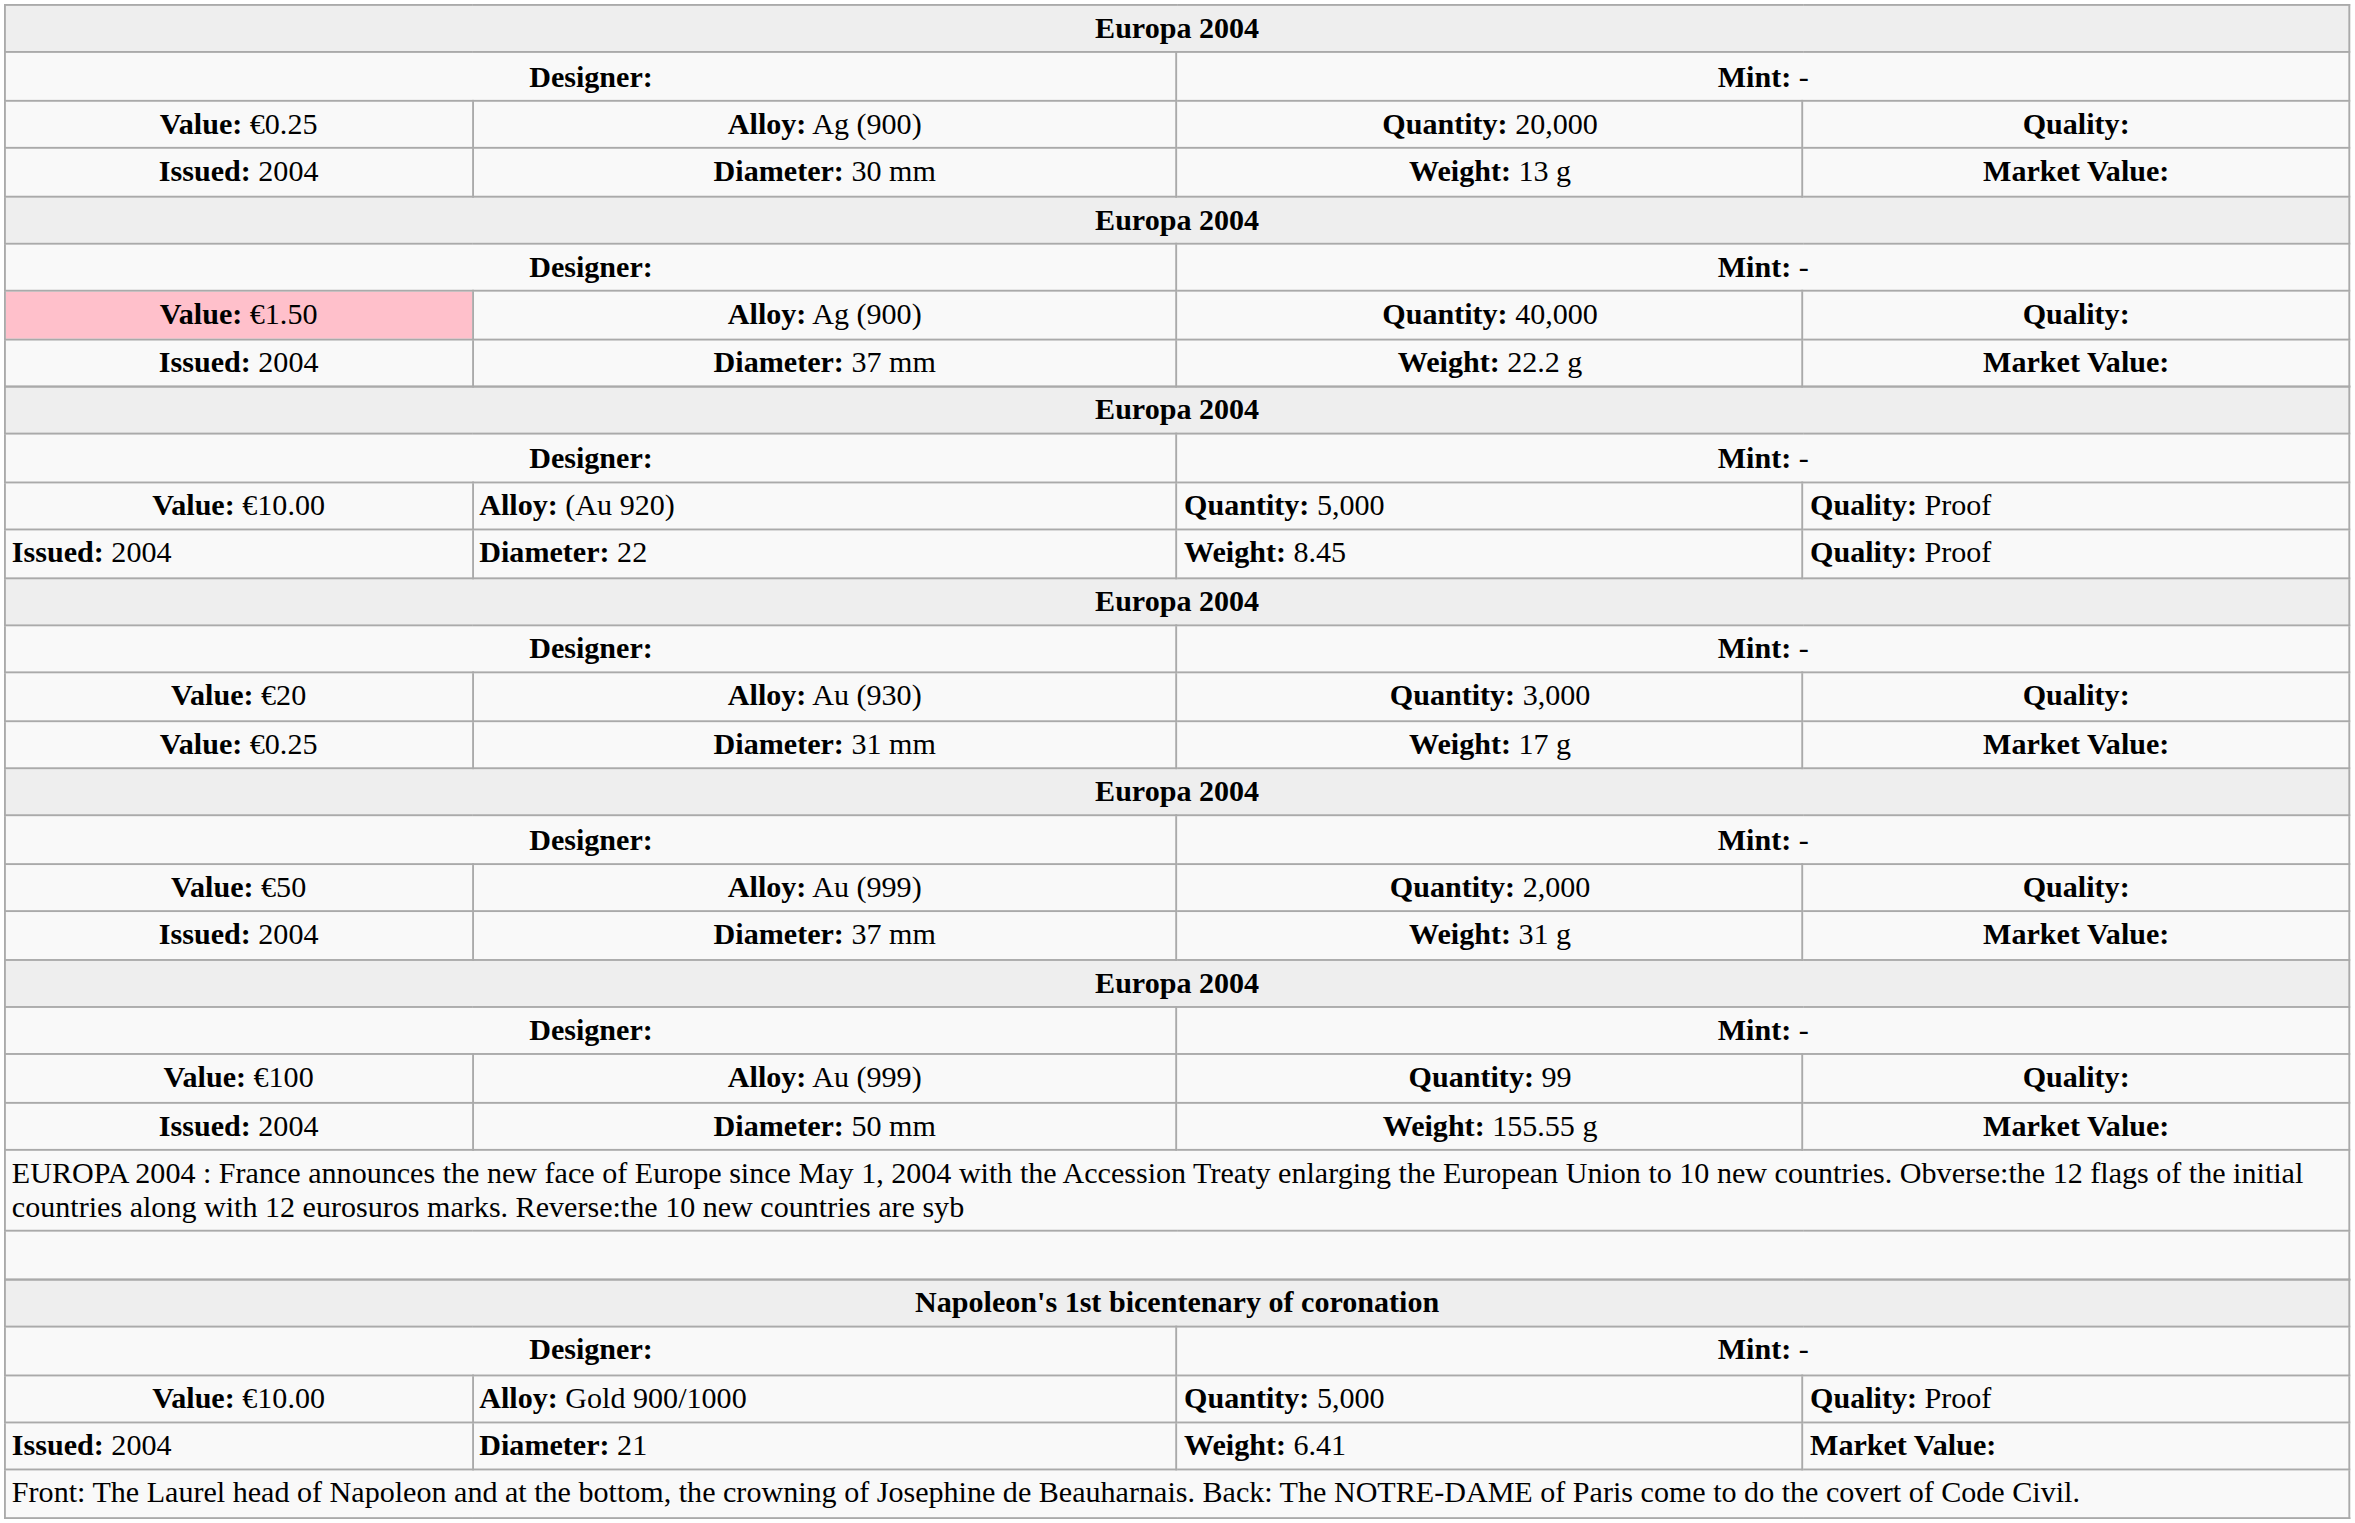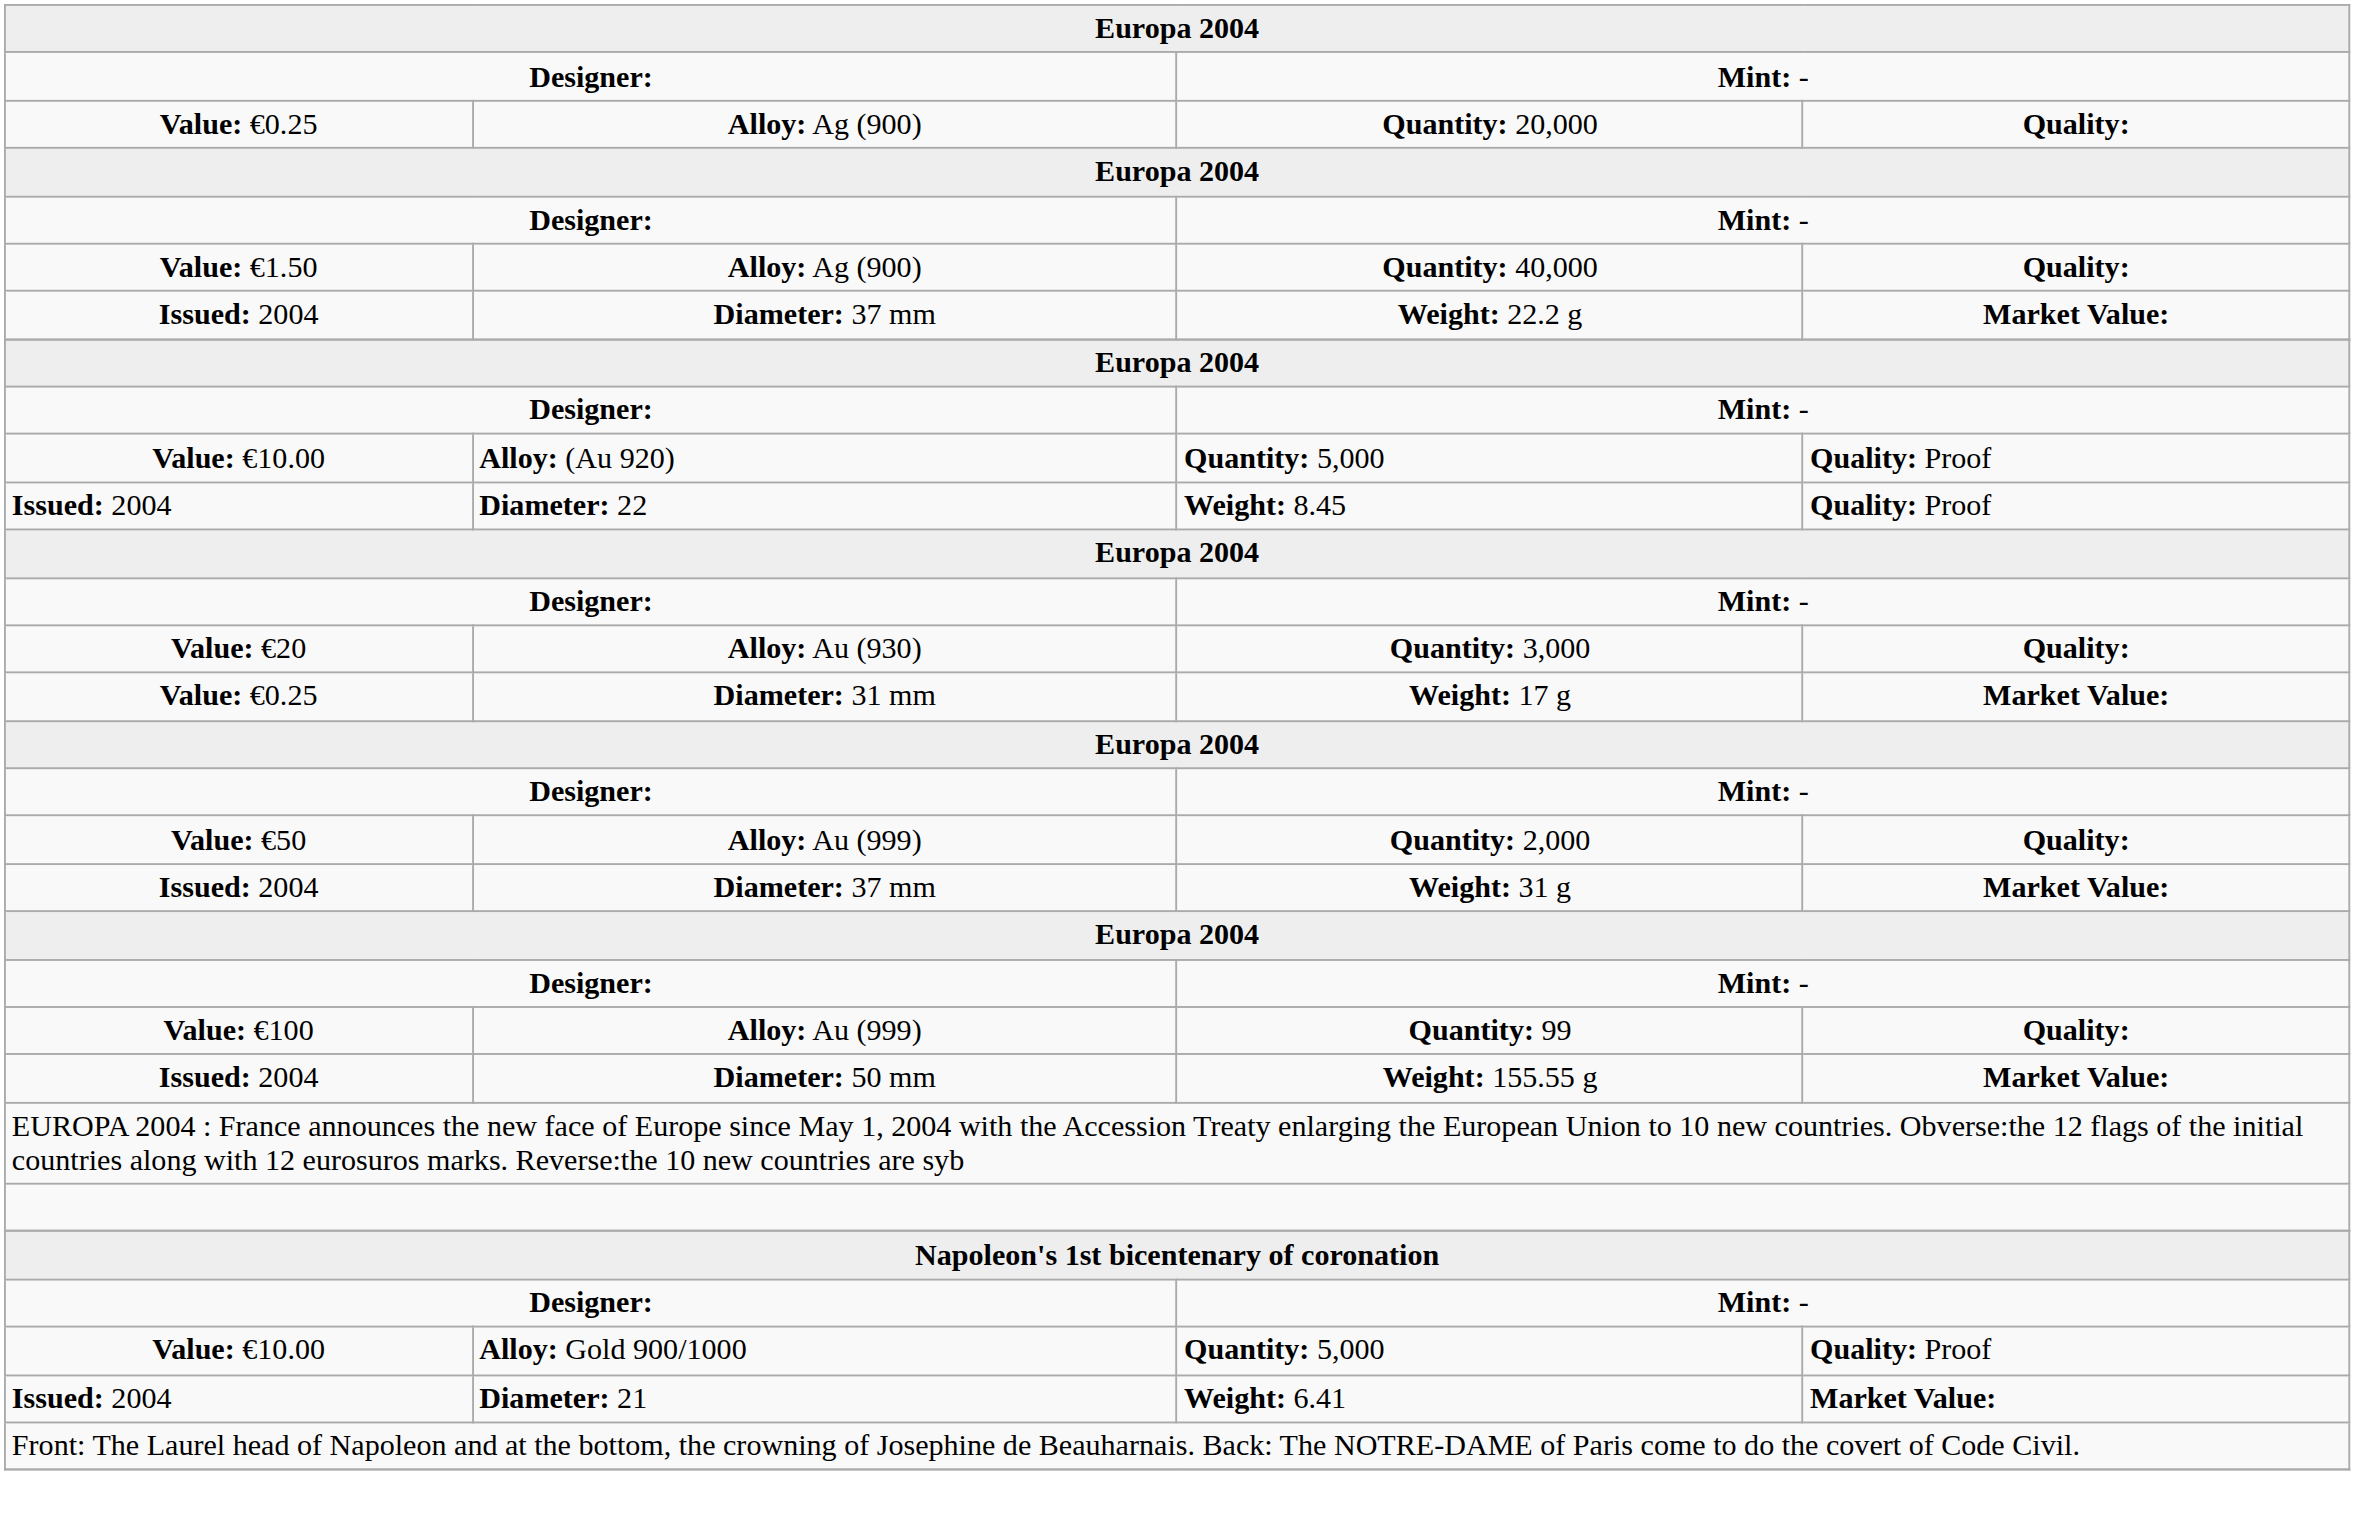- row: (825, 171)
(239, 314) pink background -> (239, 266) no background
